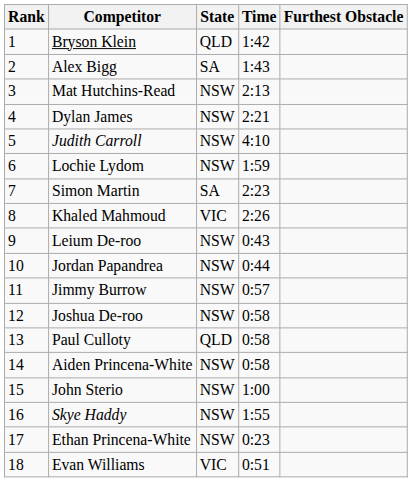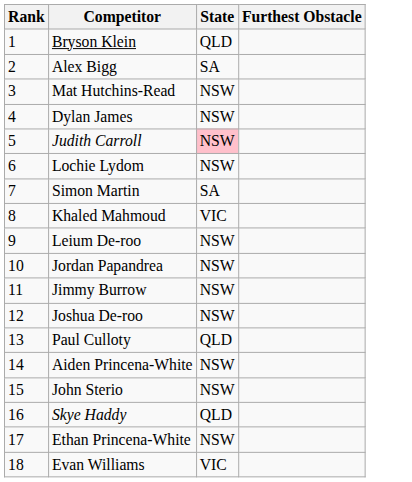- column: (259, 16)
(217, 141) no background -> (217, 141) pink background
(217, 414) NSW -> (216, 414) QLD
